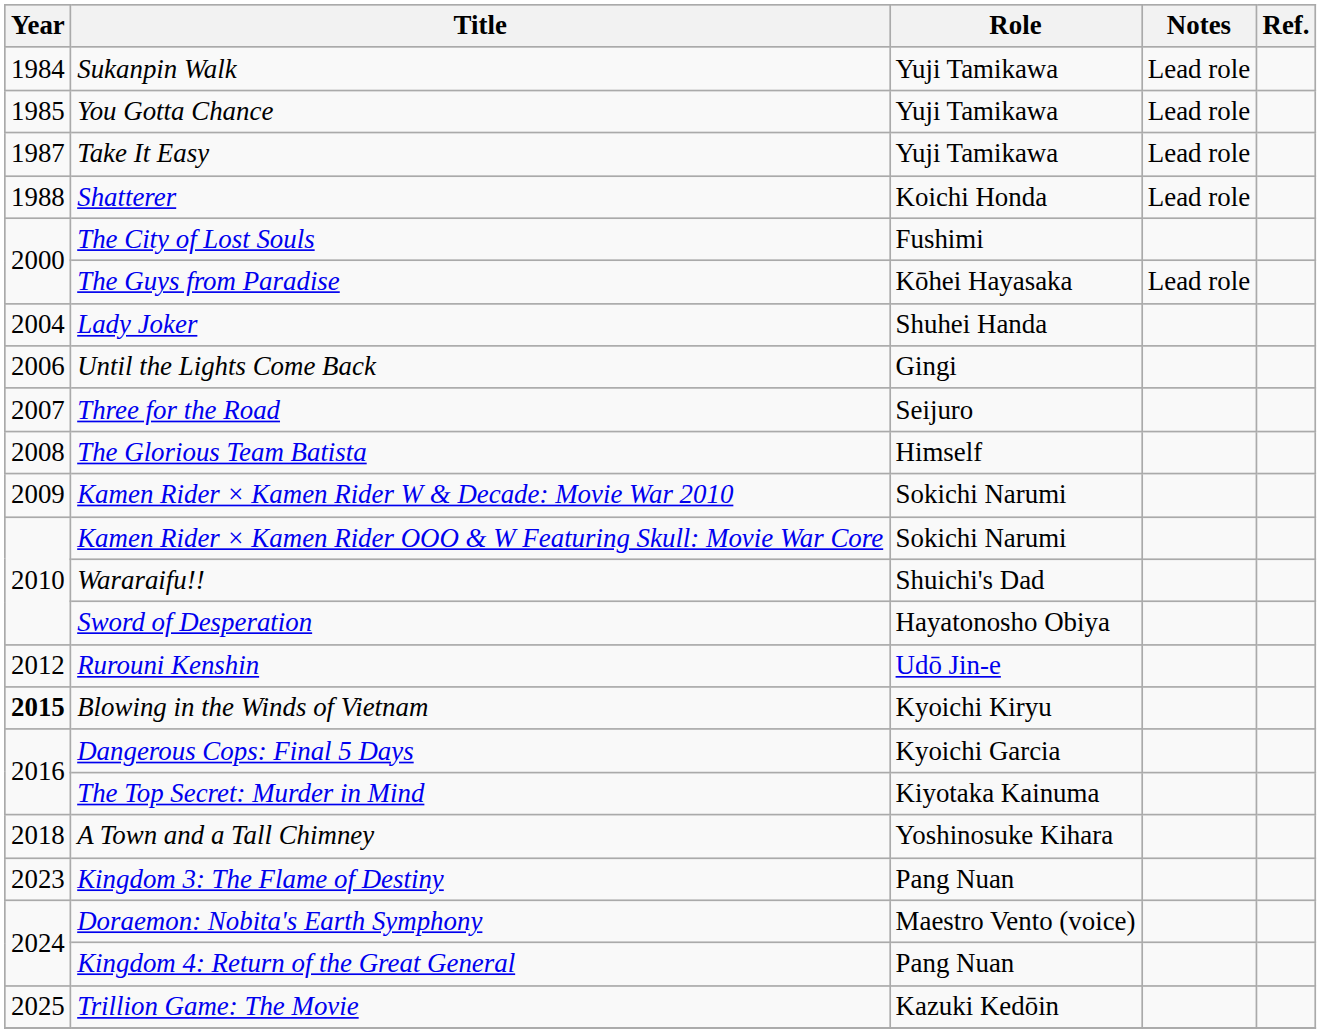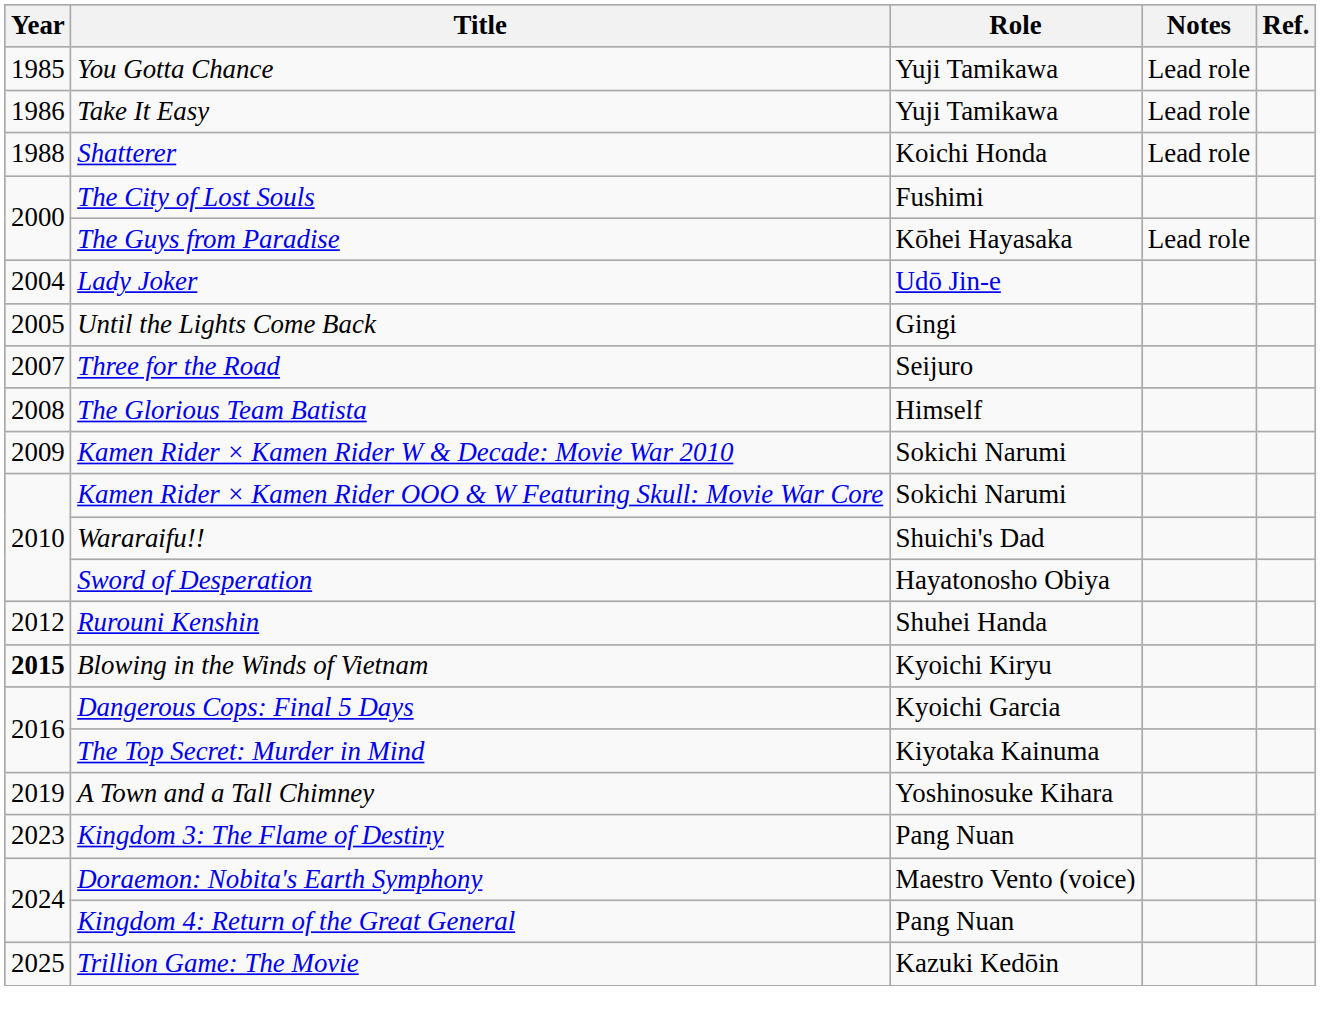- row: (157, 68)
(38, 153) 1987 -> (38, 111) 1986
(971, 324) Shuhei Handa -> (948, 281) Udō Jin-e
(38, 366) 2006 -> (38, 324) 2005
(948, 665) Udō Jin-e -> (971, 622) Shuhei Handa
(38, 835) 2018 -> (38, 793) 2019
